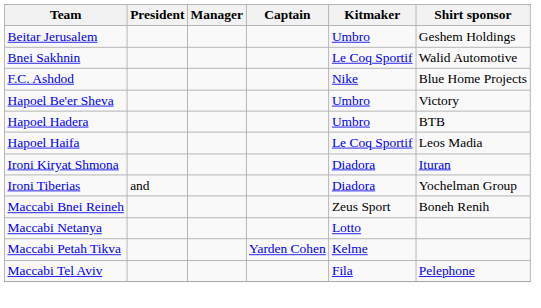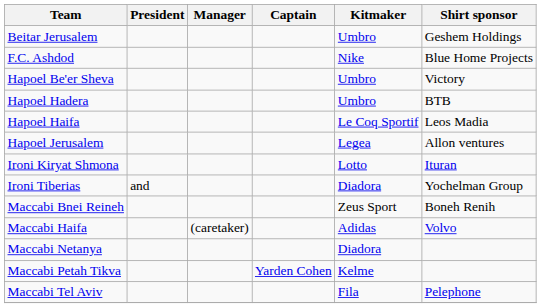- row: (44, 57)
+ row: (55, 143)
(354, 164) Diadora -> (352, 164) Lotto
+ row: (47, 228)
(346, 228) Lotto -> (359, 249) Diadora
